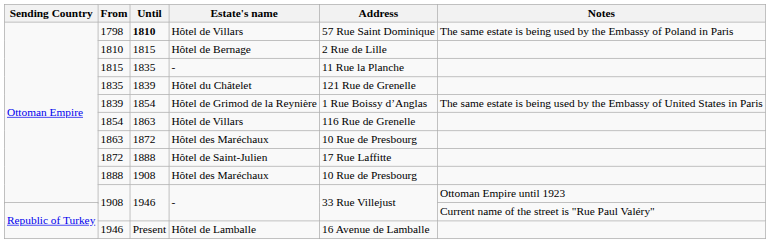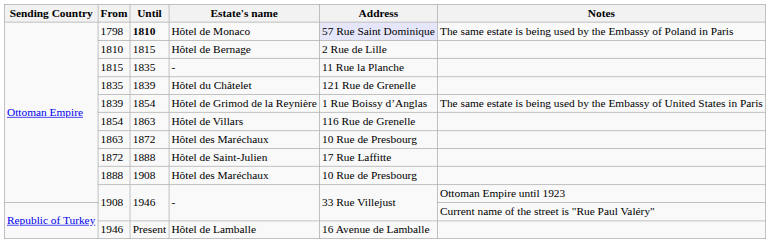(207, 31) Hôtel de Villars -> (211, 31) Hôtel de Monaco
(378, 31) no background -> (378, 31) lavender background
